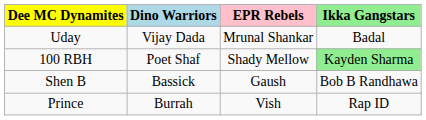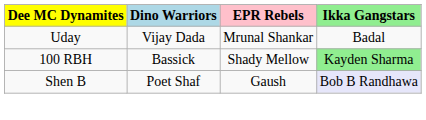(173, 59) Poet Shaf -> (173, 59) Bassick
(173, 81) Bassick -> (173, 81) Poet Shaf
(369, 81) no background -> (369, 81) lavender background
- row: (66, 103)
